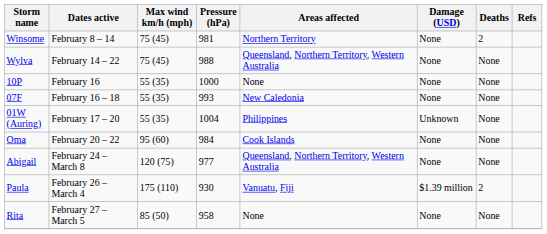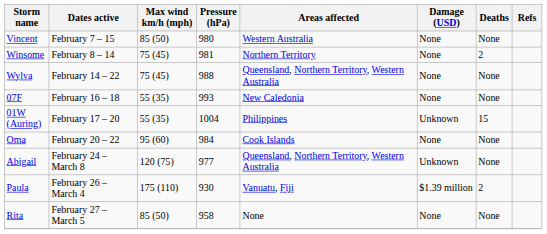+ row: (22, 39)
- row: (14, 81)
(489, 118) None -> (483, 118) 15
(430, 161) None -> (439, 161) Unknown
